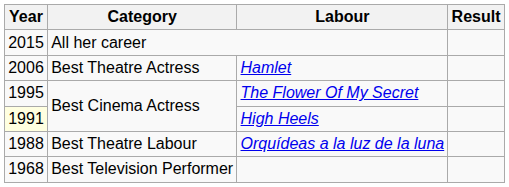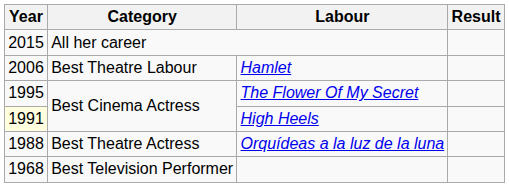(125, 67) Best Theatre Actress -> (124, 67) Best Theatre Labour
(124, 144) Best Theatre Labour -> (125, 144) Best Theatre Actress
